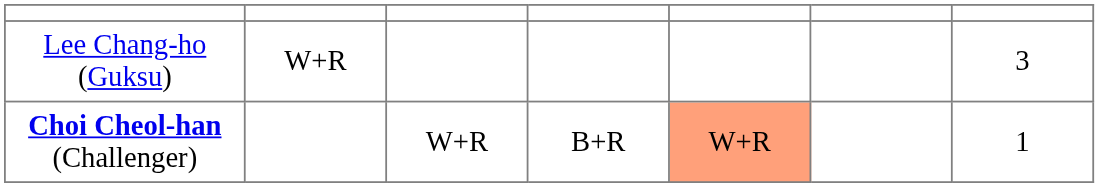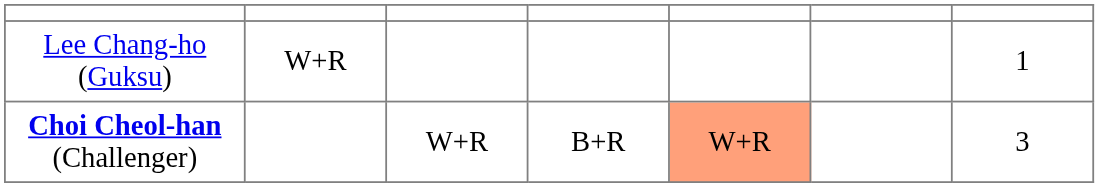(1023, 60) 3 -> (1023, 60) 1
(1023, 141) 1 -> (1023, 141) 3
